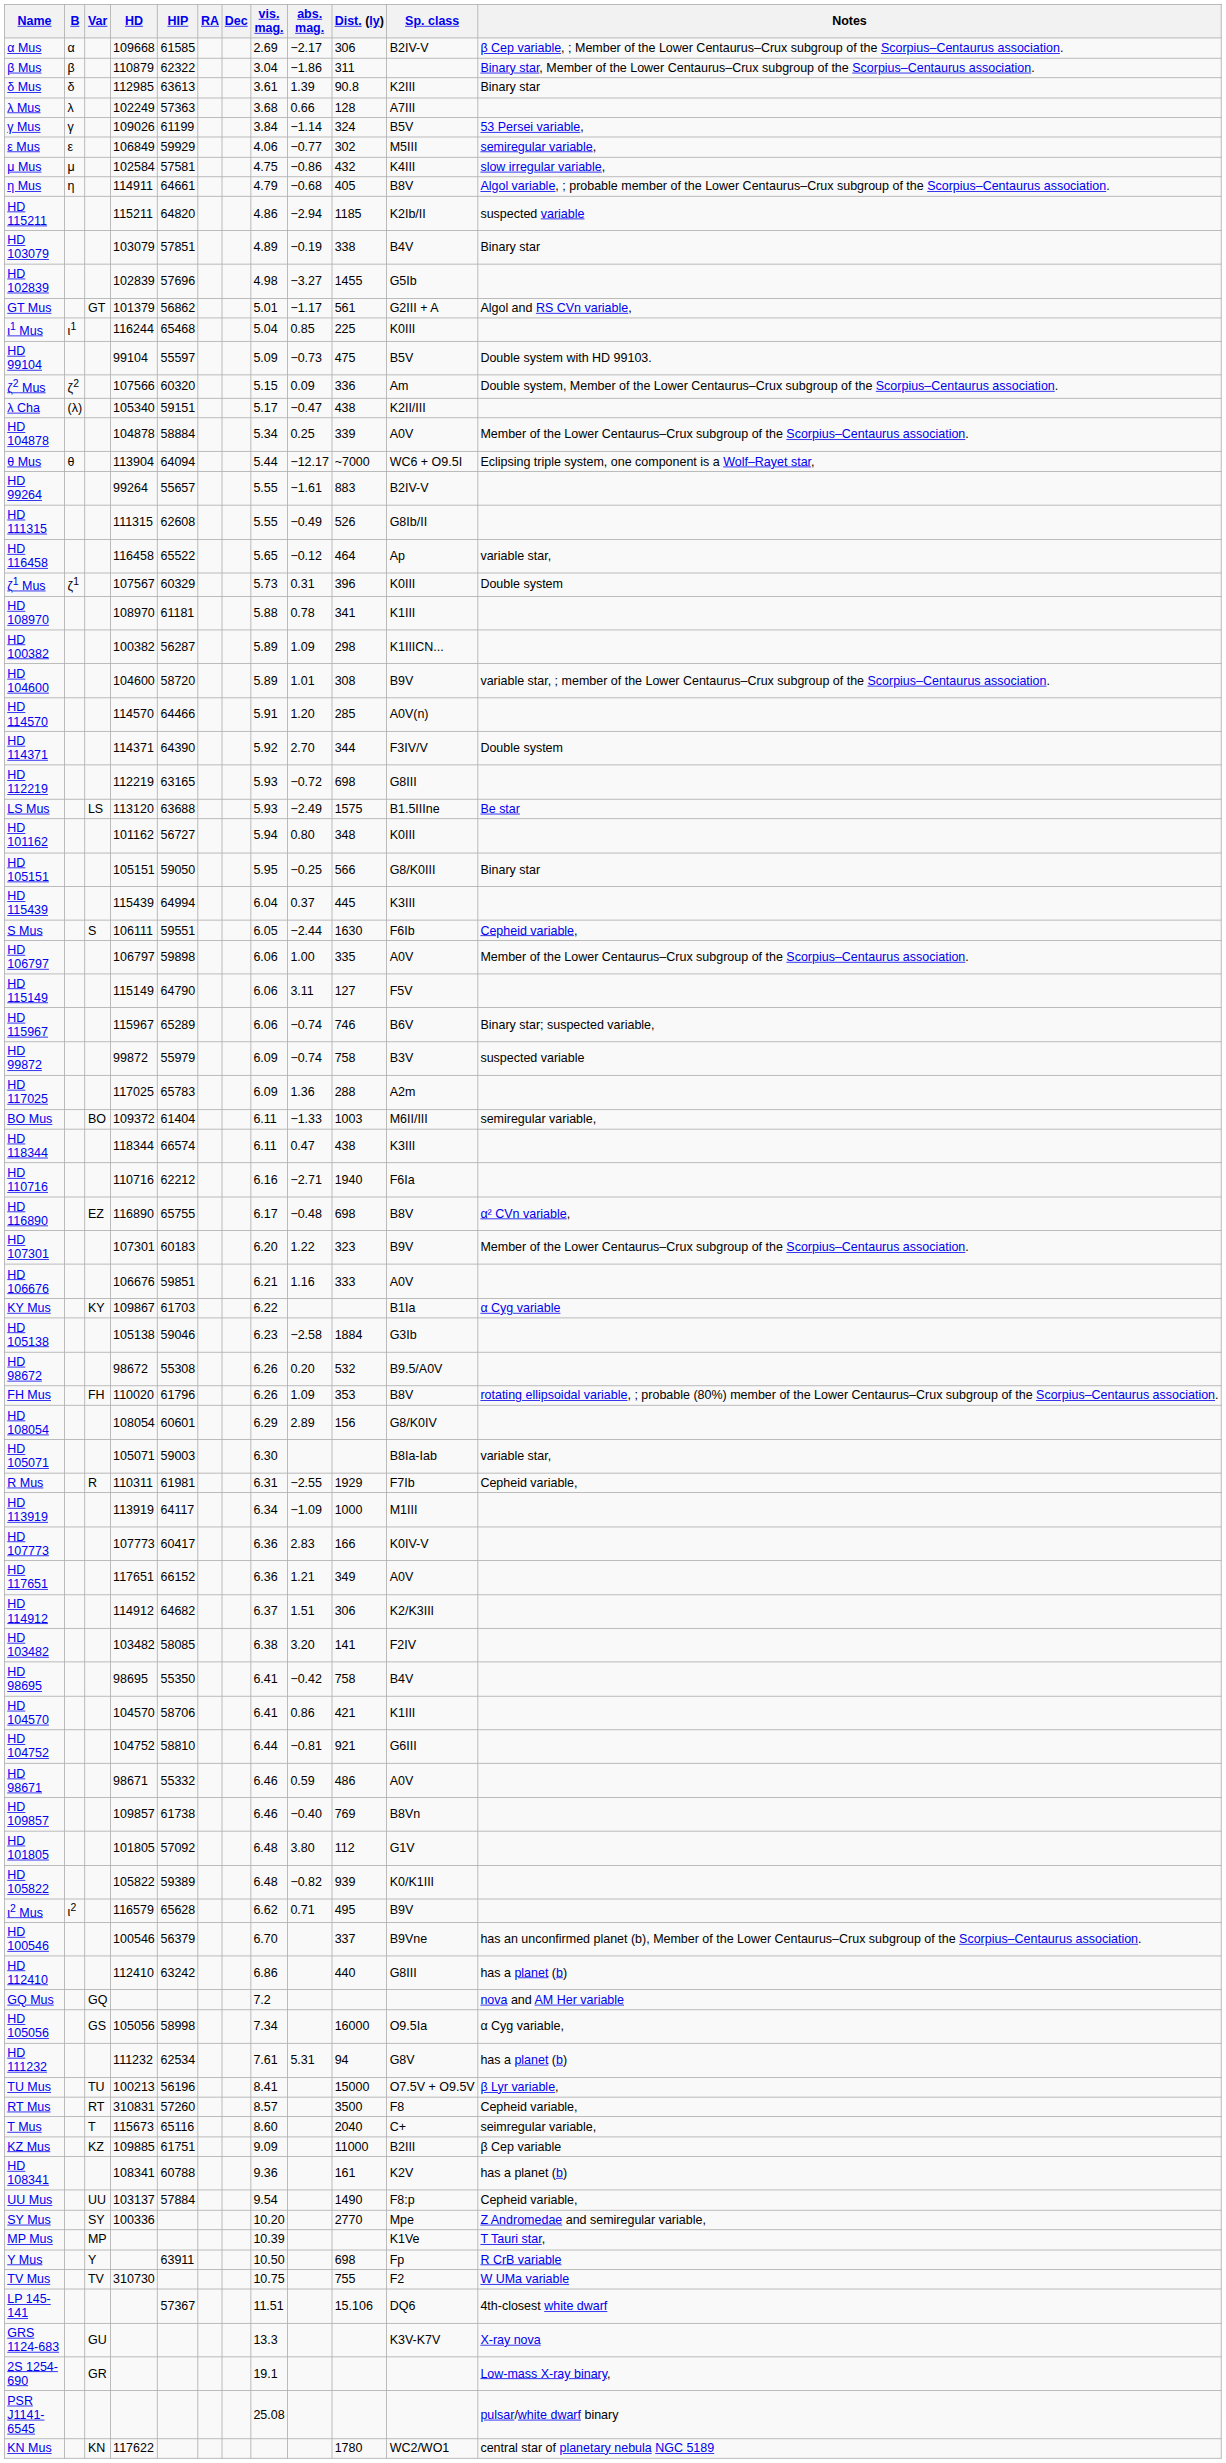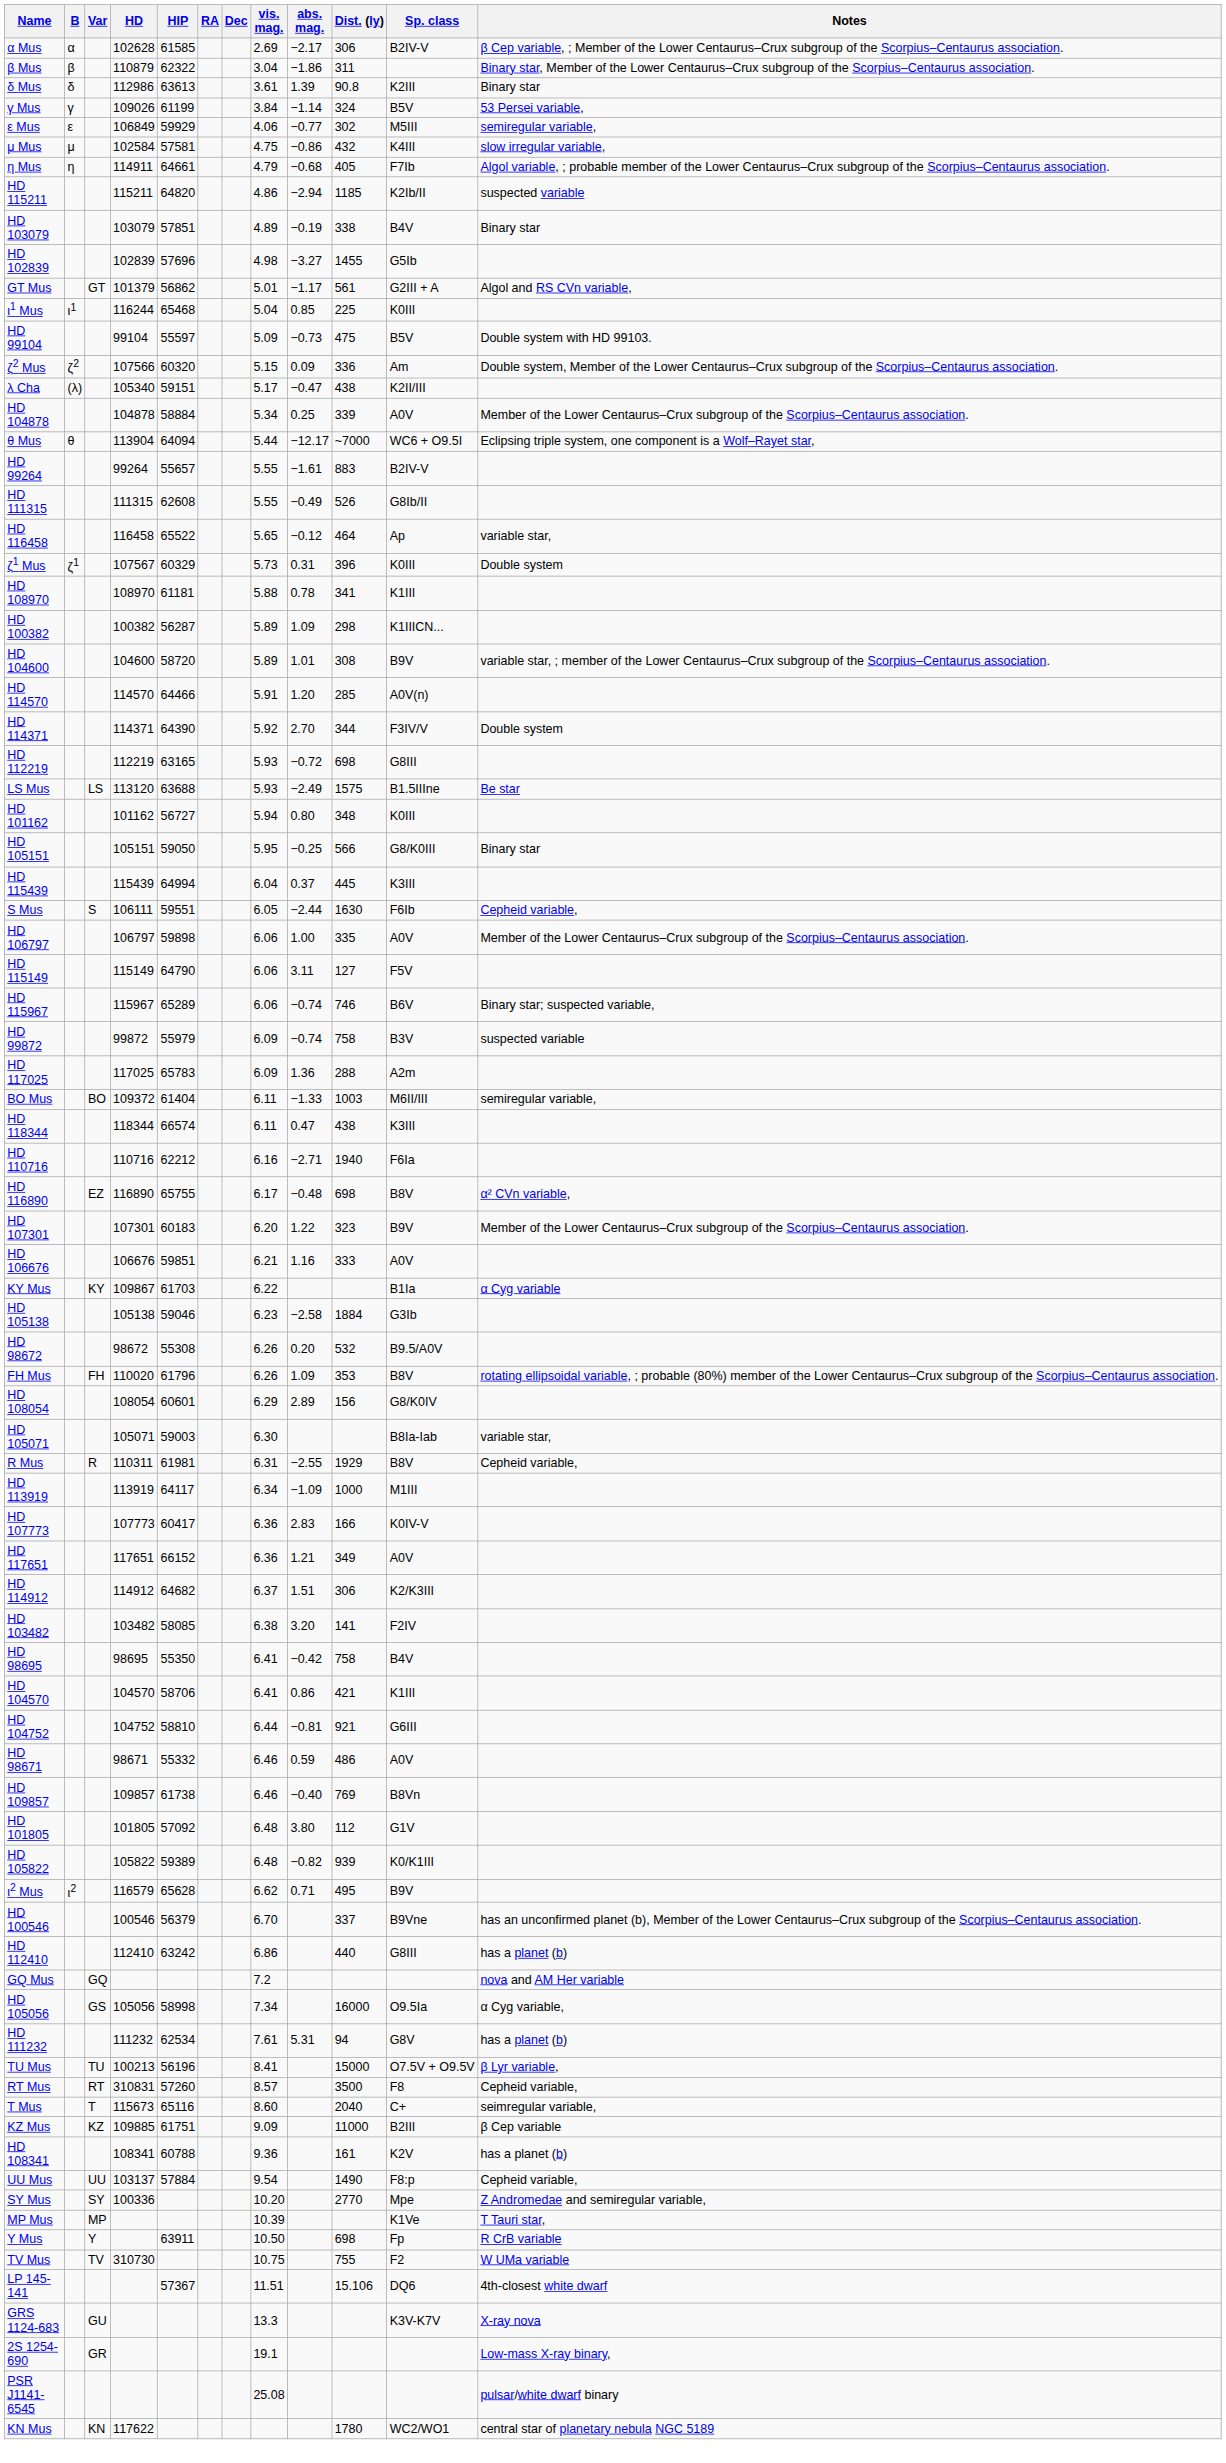(134, 48) 109668 -> (134, 48) 102628
(133, 87) 112985 -> (133, 87) 112986
- row: (24, 107)
(401, 186) B8V -> (402, 166) F7Ib
(402, 1483) F7Ib -> (401, 1463) B8V
